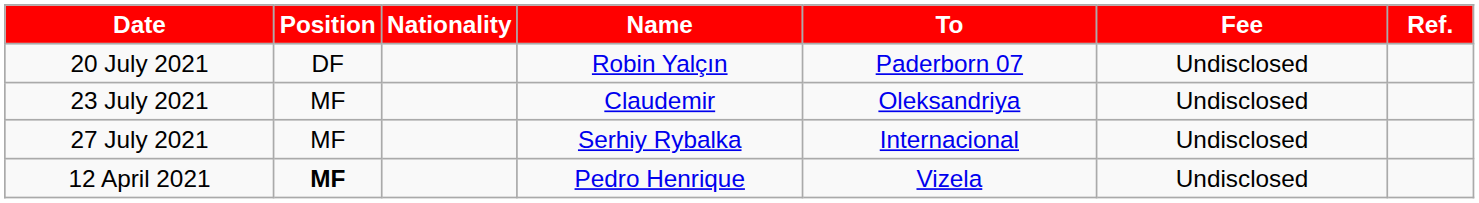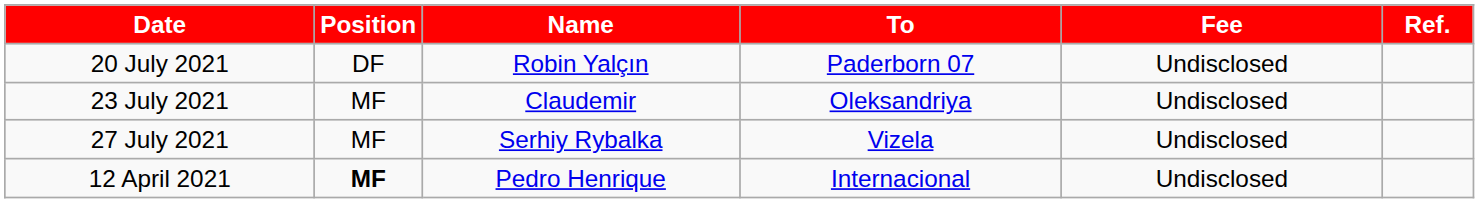- column: (449, 24)
(949, 140) Internacional -> (901, 140) Vizela
(949, 178) Vizela -> (901, 178) Internacional
